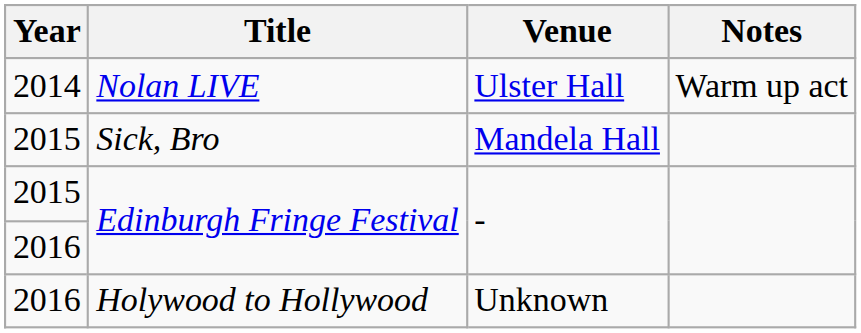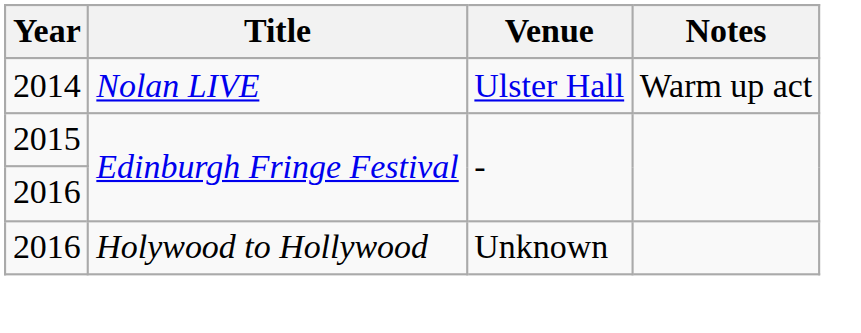- row: (47, 138)
